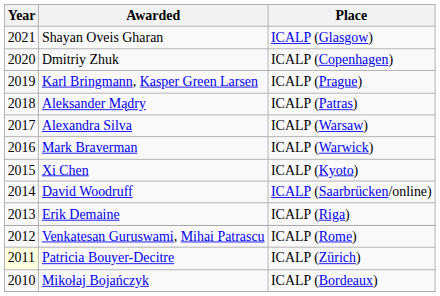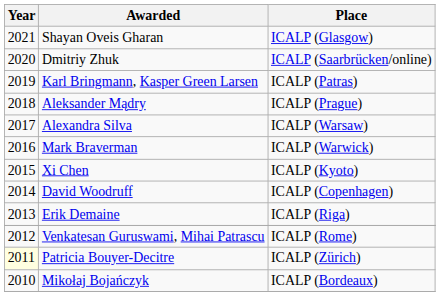(332, 59) ICALP (Copenhagen) -> (351, 59) ICALP (Saarbrücken/online)
(317, 81) ICALP (Prague) -> (314, 81) ICALP (Patras)
(314, 103) ICALP (Patras) -> (317, 103) ICALP (Prague)
(351, 192) ICALP (Saarbrücken/online) -> (332, 192) ICALP (Copenhagen)
